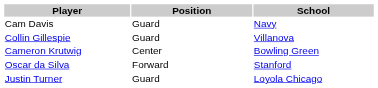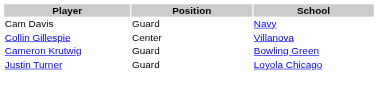(146, 37) Guard -> (147, 37) Center
(147, 51) Center -> (146, 51) Guard
- row: (37, 65)
